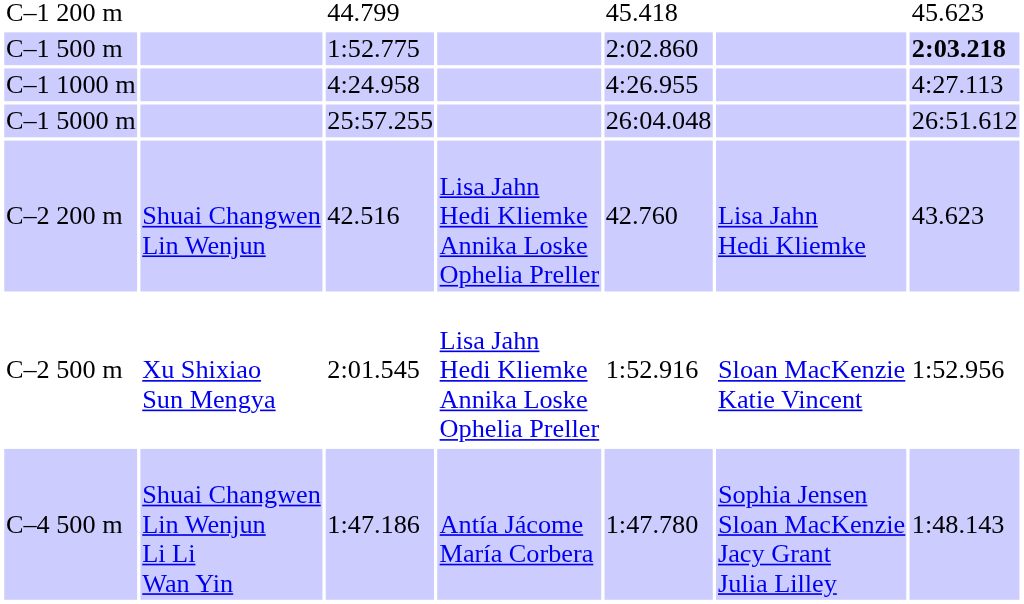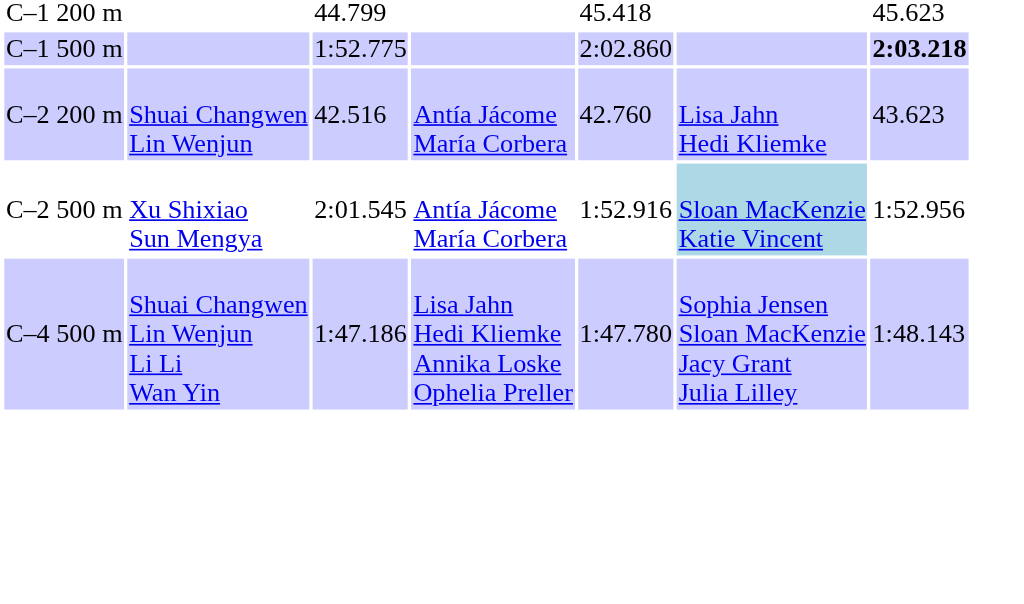- row: (71, 84)
- row: (71, 120)
(519, 230) Lisa Jahn Hedi Kliemke Annika Loske Ophelia Preller -> (490, 128) Antía Jácome María Corbera
(519, 384) Lisa Jahn Hedi Kliemke Annika Loske Ophelia Preller -> (490, 223) Antía Jácome María Corbera
(812, 384) no background -> (772, 223) lightblue background
(516, 538) Antía Jácome María Corbera -> (493, 348) Lisa Jahn Hedi Kliemke Annika Loske Ophelia Preller
